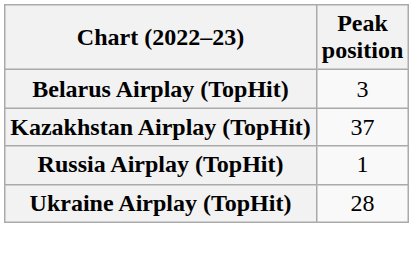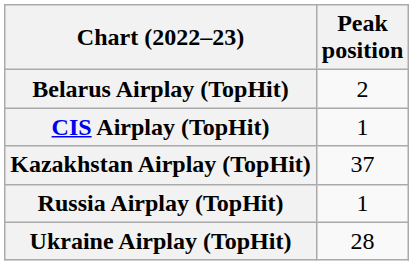(363, 88) 3 -> (363, 88) 2
+ row: (161, 126)
